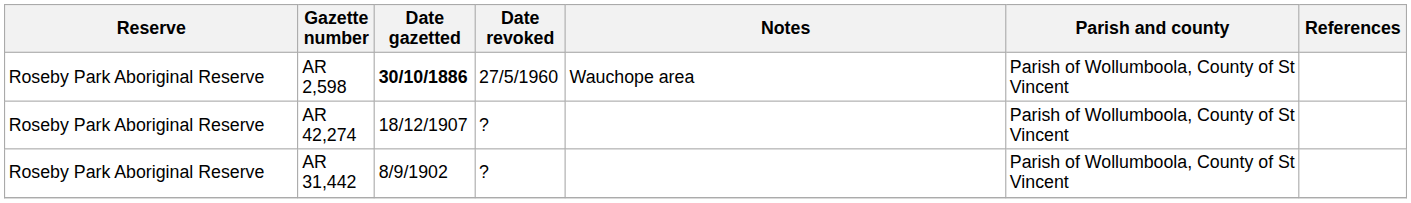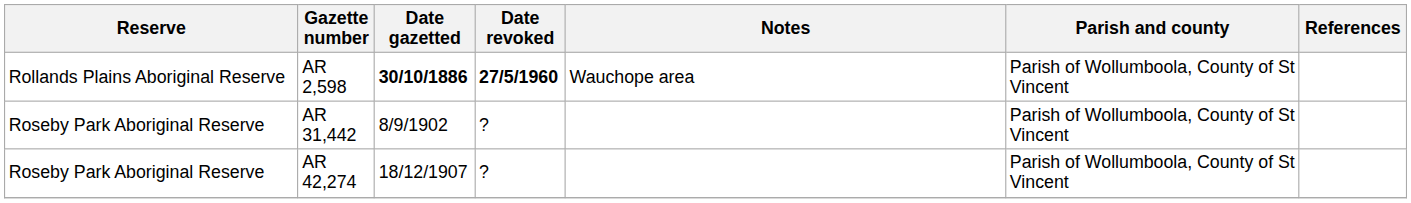(136, 76) Roseby Park Aboriginal Reserve -> (147, 76) Rollands Plains Aboriginal Reserve
(519, 76) normal -> (519, 76) bold
rows swapped: (329, 173) <-> (329, 124)
